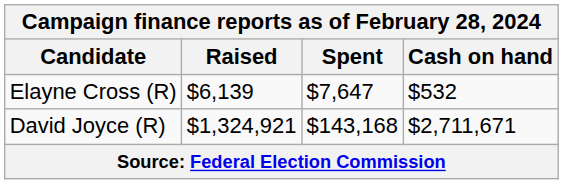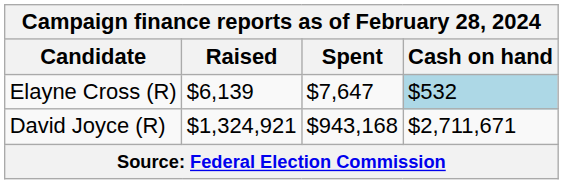(432, 91) no background -> (432, 91) lightblue background
(352, 126) $143,168 -> (352, 126) $943,168
